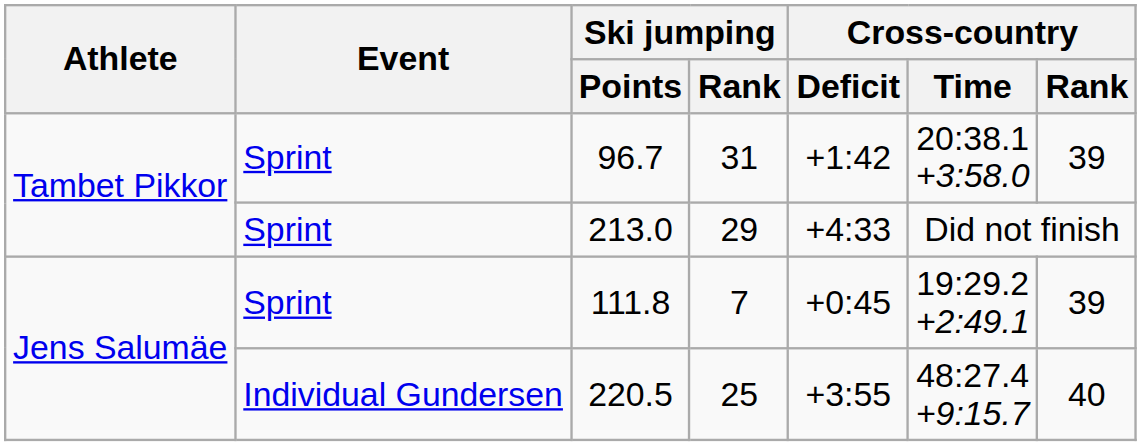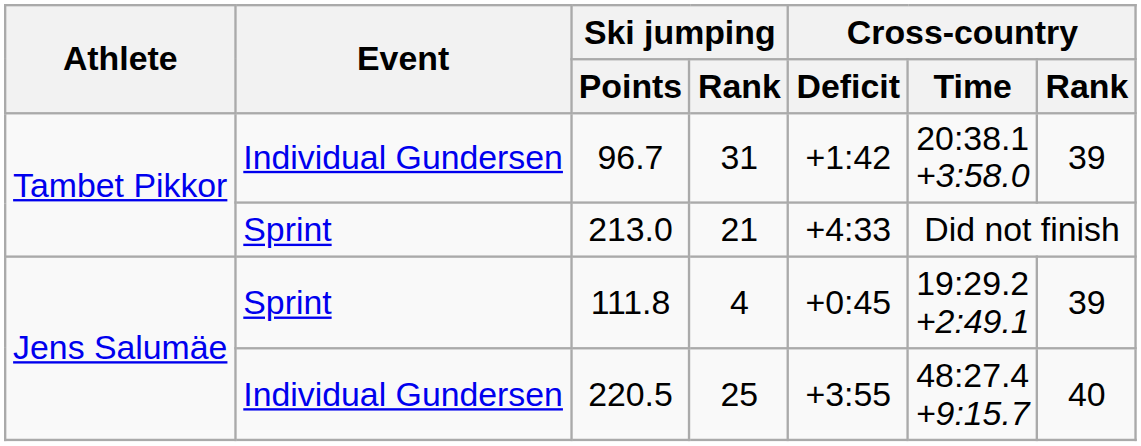(287, 158) Sprint -> (403, 158) Individual Gundersen
(739, 230) 29 -> (739, 230) 21
(739, 303) 7 -> (739, 303) 4
